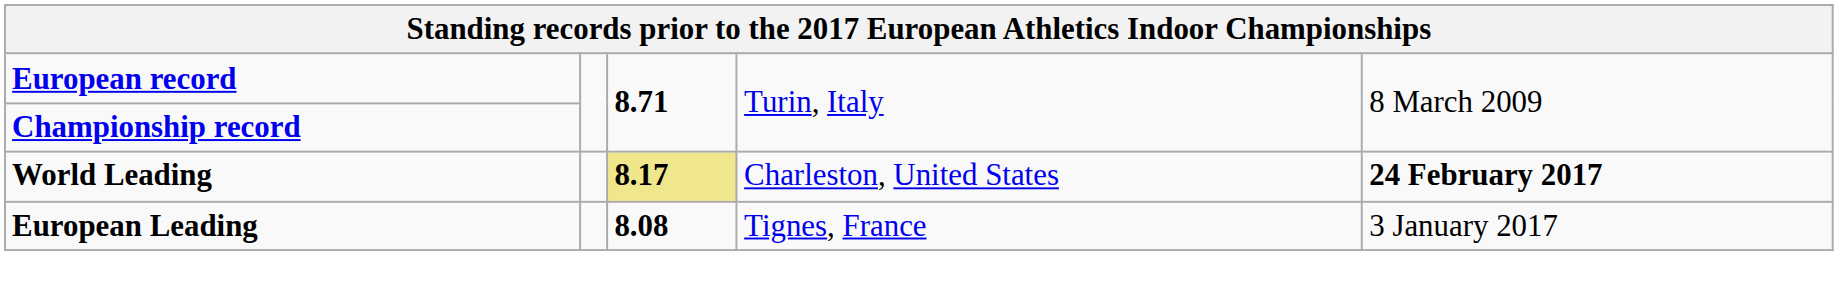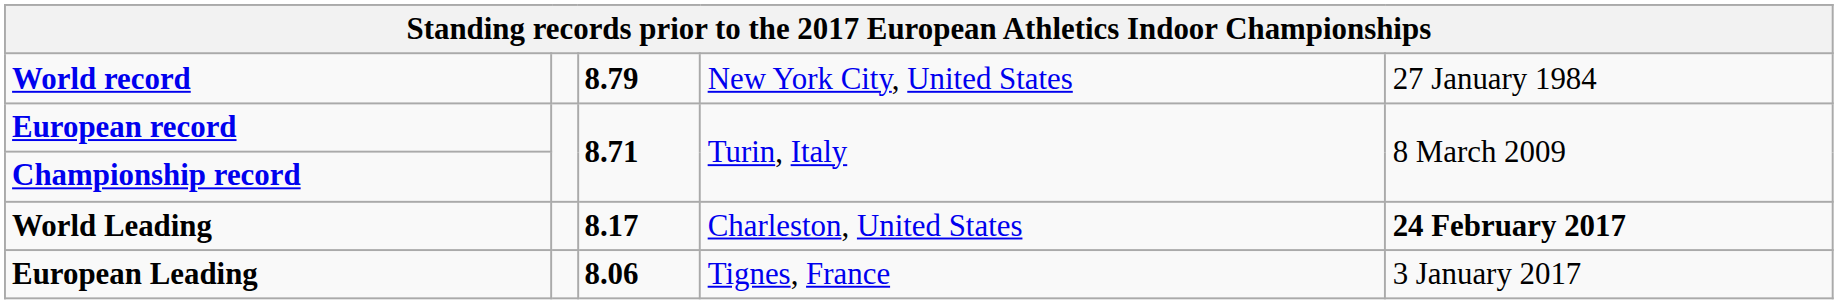+ row: (101, 77)
(641, 175) khaki background -> (611, 224) no background
(641, 224) 8.08 -> (611, 273) 8.06
